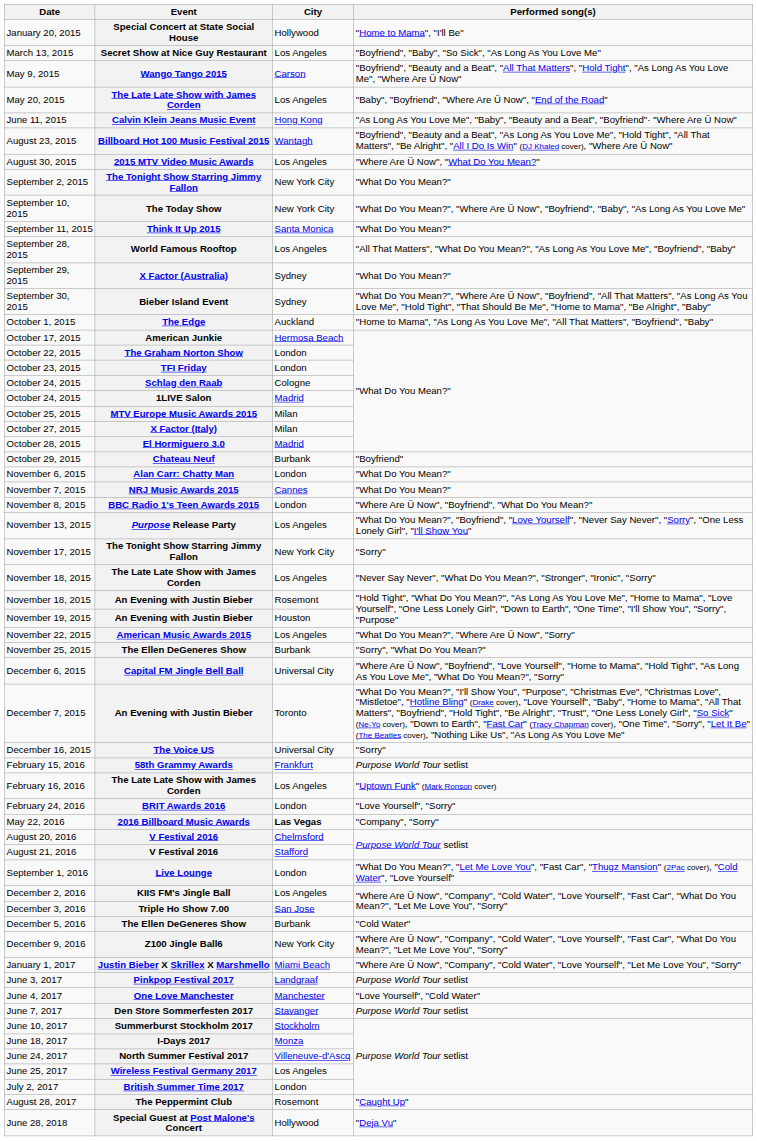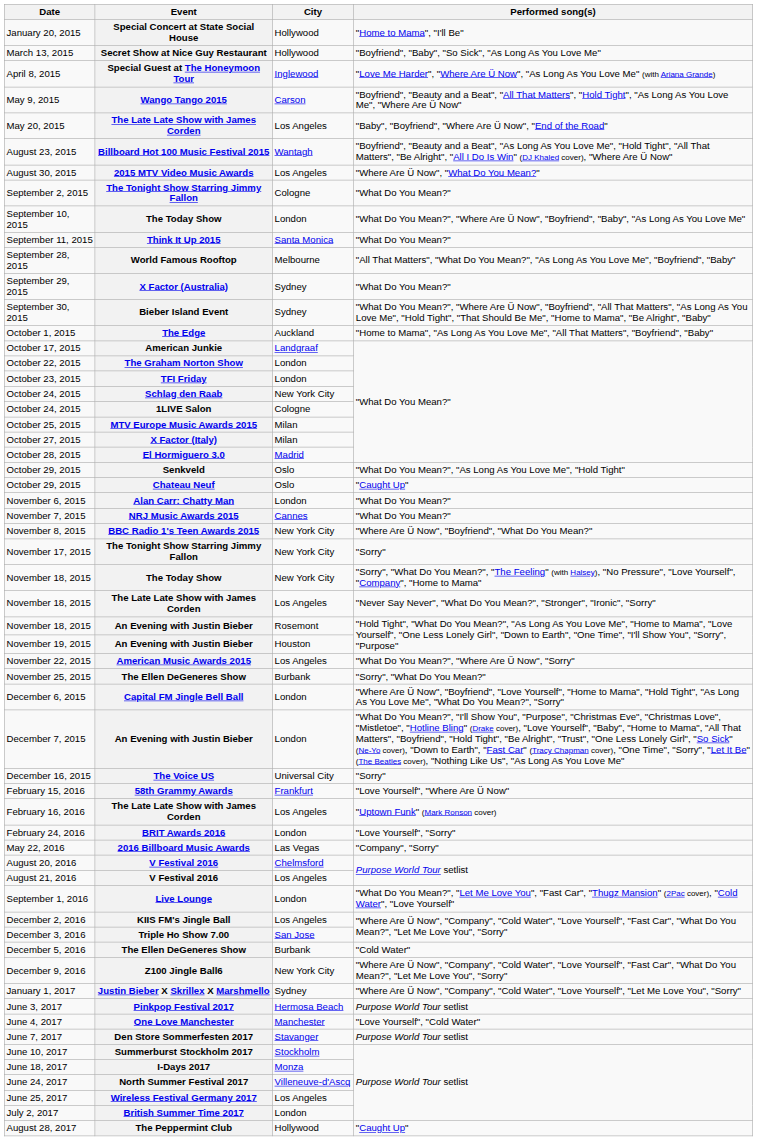(301, 53) Los Angeles -> (297, 53) Hollywood
+ row: (33, 73)
- row: (37, 120)
(304, 182) New York City -> (292, 193) Cologne
(304, 208) New York City -> (291, 219) London
(301, 249) Los Angeles -> (297, 260) Melbourne
(309, 337) Hermosa Beach -> (296, 348) Landgraaf
(292, 383) Cologne -> (304, 394) New York City
(289, 398) Madrid -> (292, 409) Cologne
+ row: (44, 470)
(292, 459) Burbank -> (284, 485) Oslo
(379, 459) "Boyfriend" -> (382, 485) "Caught Up"
(291, 505) London -> (304, 531) New York City
- row: (49, 525)
+ row: (49, 577)
(304, 671) Universal City -> (291, 697) London
(291, 713) Toronto -> (291, 739) London
(412, 765) Purpose World Tour setlist -> (433, 791) "Love Yourself", "Where Are Ü Now"
(298, 821) bold -> (297, 847) normal
(291, 852) Stafford -> (301, 878) Los Angeles
(302, 965) Miami Beach -> (291, 991) Sydney
(296, 980) Landgraaf -> (309, 1006) Hermosa Beach
(296, 1102) Rosemont -> (297, 1128) Hollywood
- row: (37, 1122)
